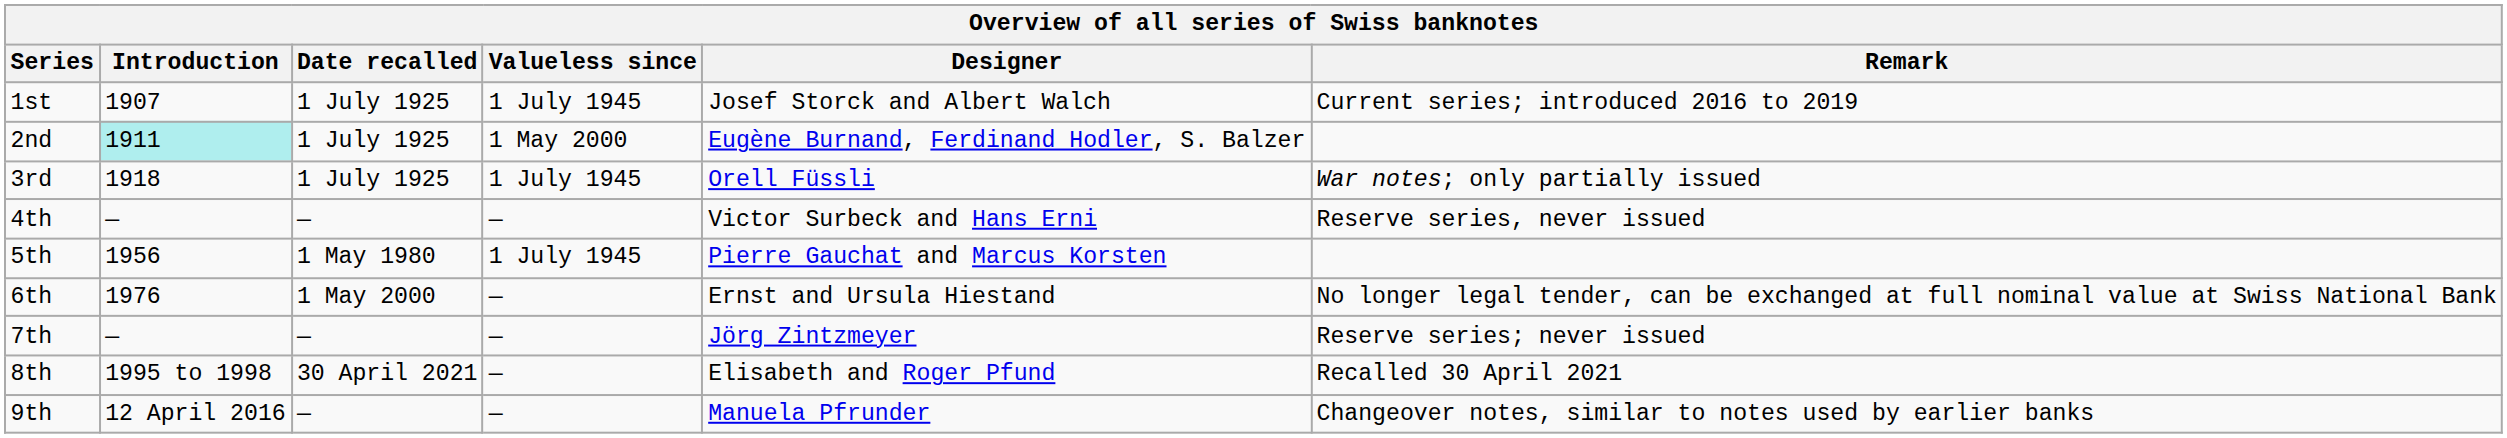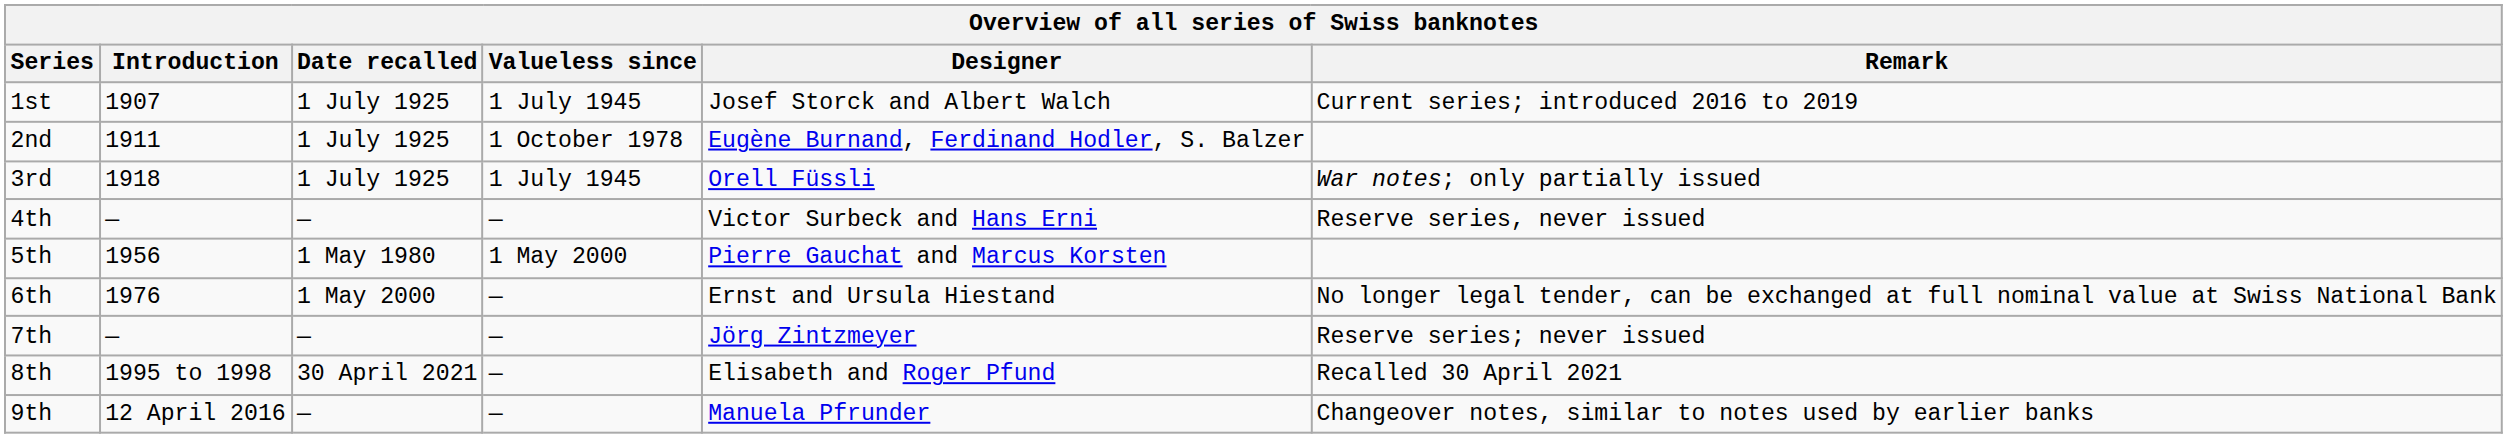(133, 141) paleturquoise background -> (133, 141) no background
(558, 141) 1 May 2000 -> (586, 141) 1 October 1978
(565, 258) 1 July 1945 -> (558, 258) 1 May 2000
